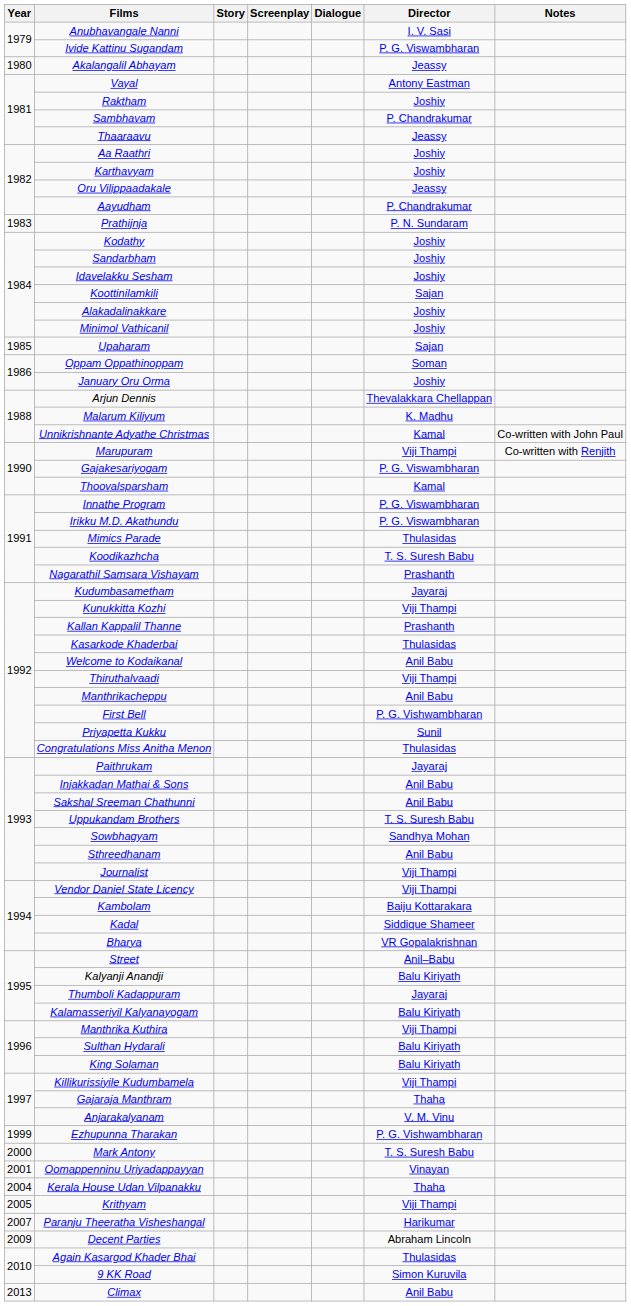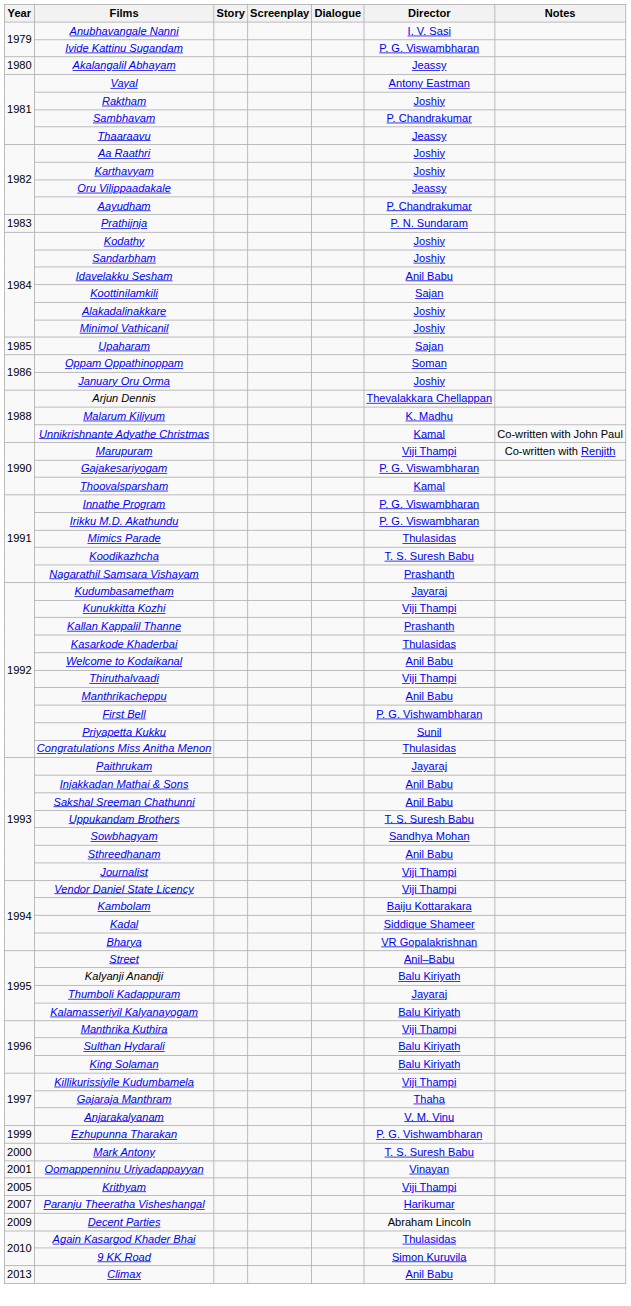(429, 276) Joshiy -> (429, 276) Anil Babu
- row: (124, 1187)
